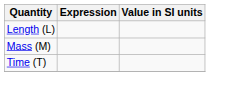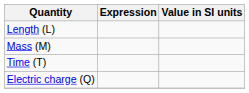+ row: (51, 79)
